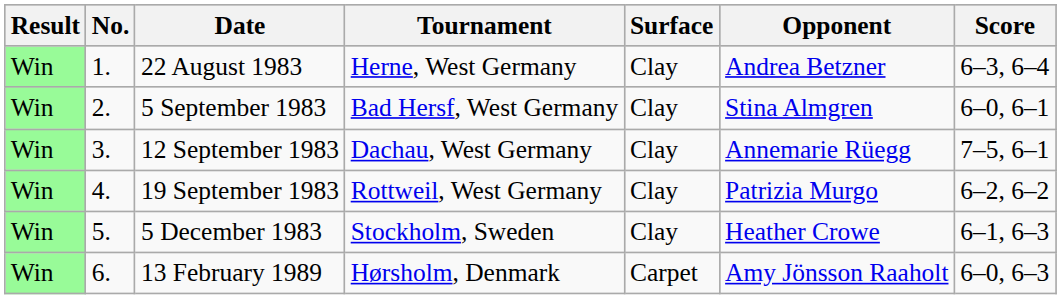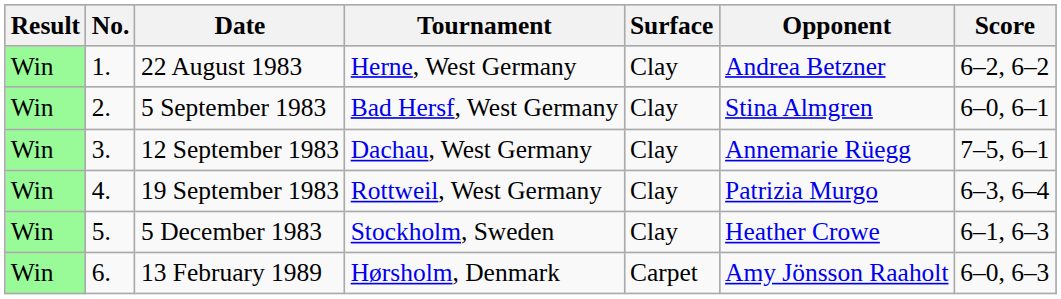(1005, 65) 6–3, 6–4 -> (1005, 65) 6–2, 6–2
(1005, 189) 6–2, 6–2 -> (1005, 189) 6–3, 6–4
